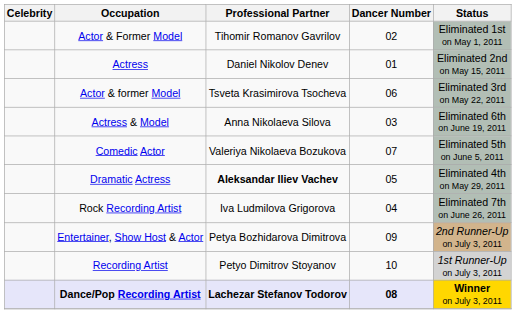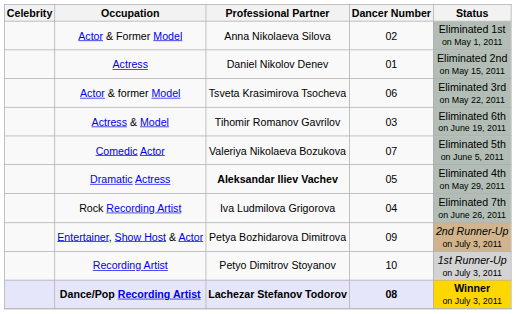(278, 36) Tihomir Romanov Gavrilov -> (278, 36) Anna Nikolaeva Silova
(278, 122) Anna Nikolaeva Silova -> (278, 122) Tihomir Romanov Gavrilov
